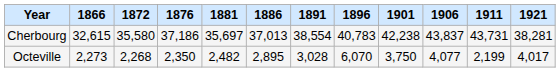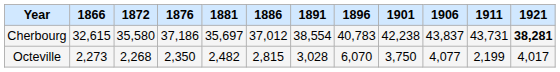(268, 35) 37,013 -> (268, 35) 37,012
(533, 35) normal -> (533, 35) bold
(268, 56) 2,895 -> (268, 56) 2,815
